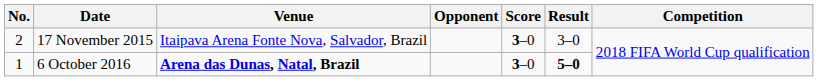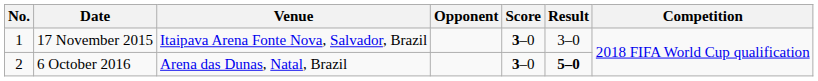(19, 40) 2 -> (19, 40) 1
(19, 64) 1 -> (19, 64) 2
(260, 64) bold -> (254, 64) normal
